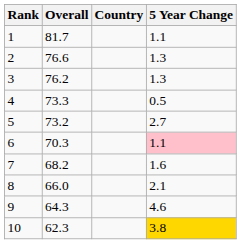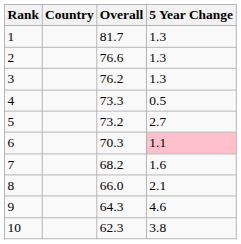columns swapped: (119, 15) <-> (67, 15)
(158, 36) 1.1 -> (158, 36) 1.3
(158, 228) gold background -> (158, 228) no background
